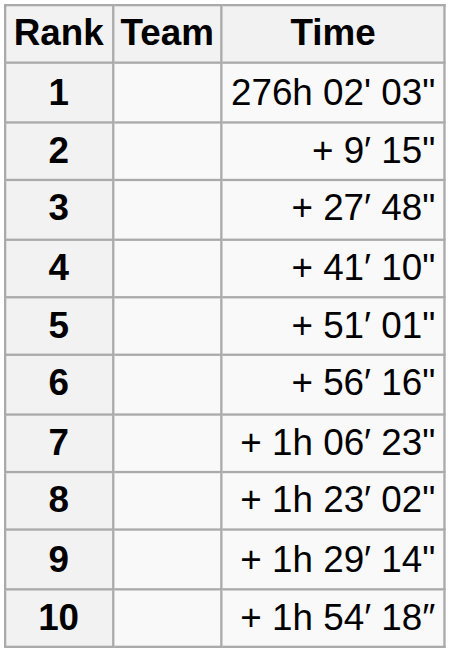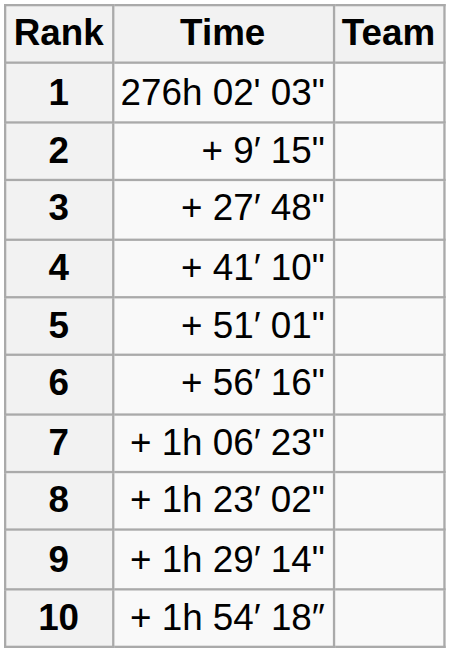columns swapped: (167, 33) <-> (333, 33)
